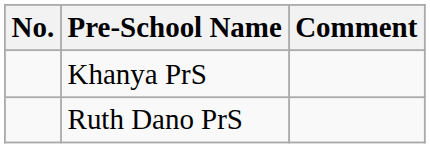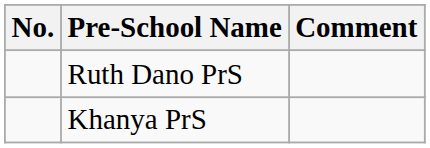rows swapped: (137, 73) <-> (155, 119)
